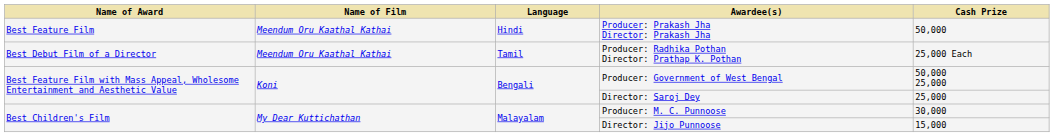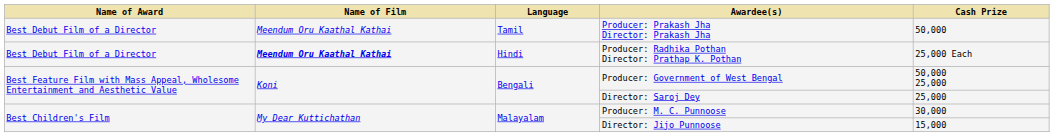(50, 30) Best Feature Film -> (81, 30) Best Debut Film of a Director
(510, 30) Hindi -> (510, 30) Tamil
(324, 54) normal -> (324, 54) bold
(510, 54) Tamil -> (510, 54) Hindi
